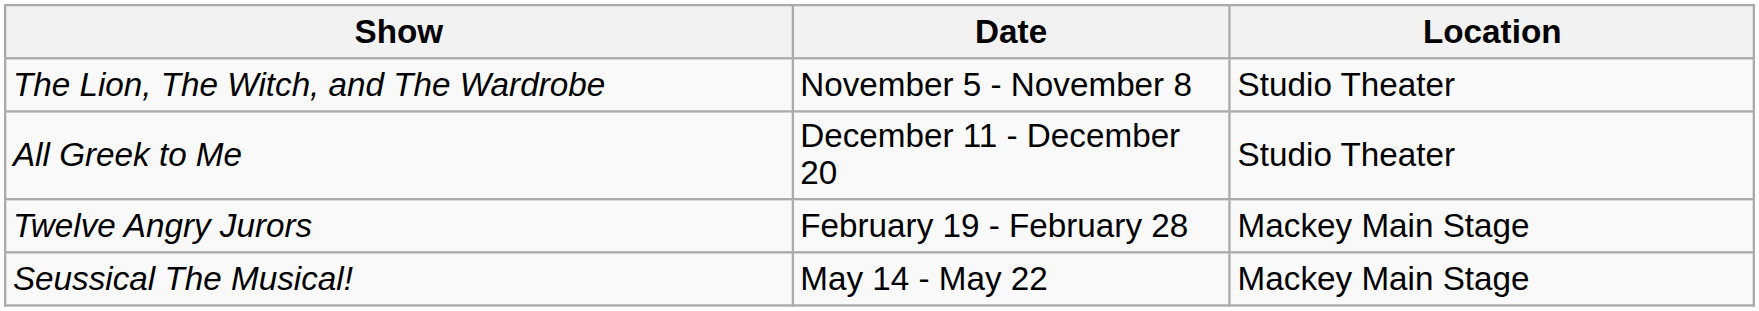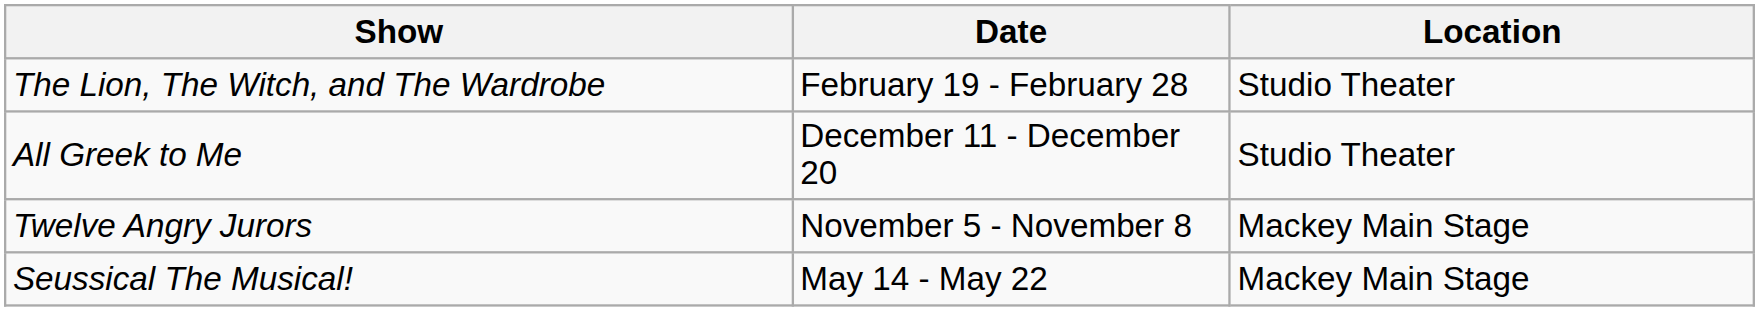(996, 84) November 5 - November 8 -> (994, 84) February 19 - February 28
(994, 226) February 19 - February 28 -> (996, 226) November 5 - November 8
